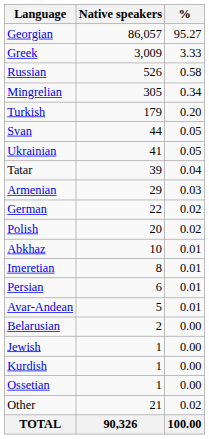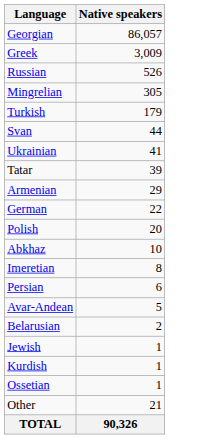- column: (185, 14)
